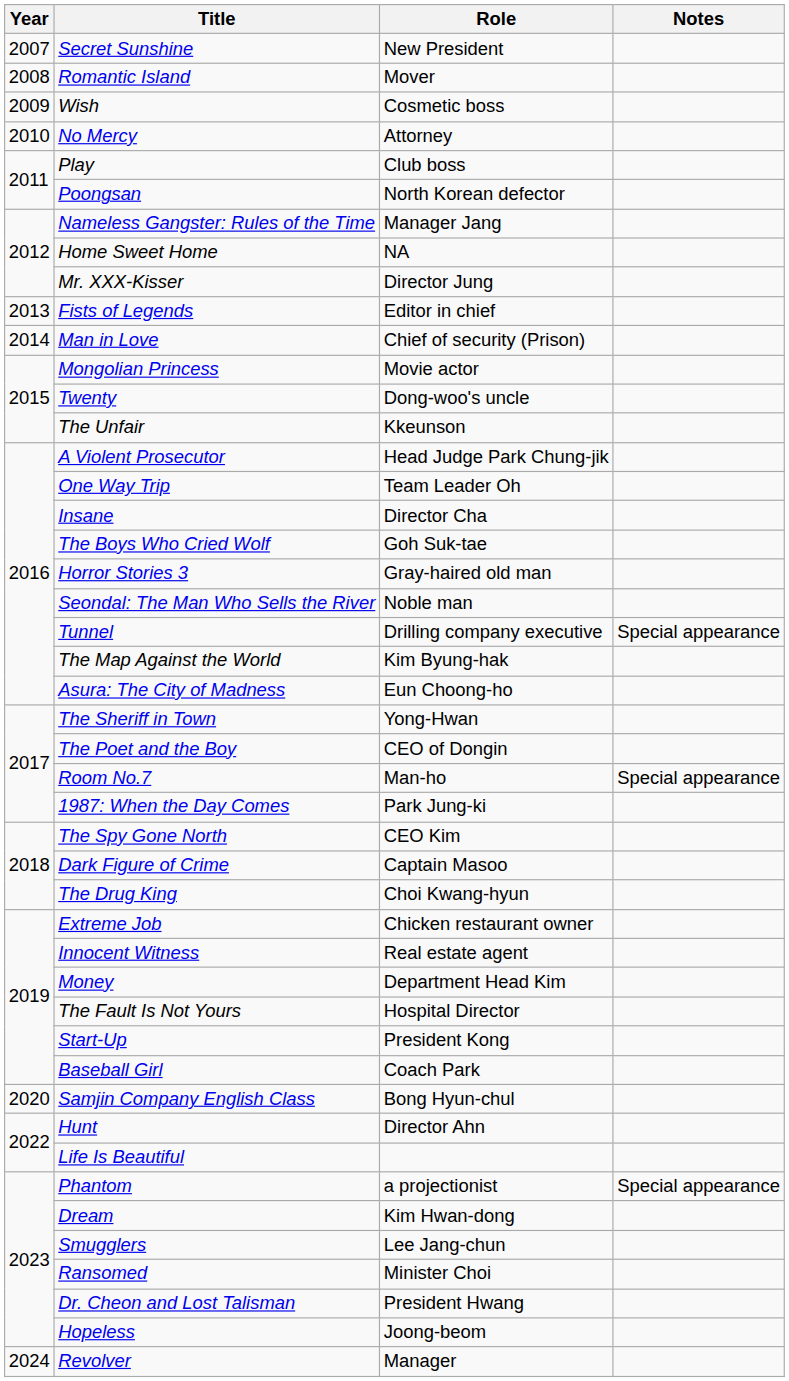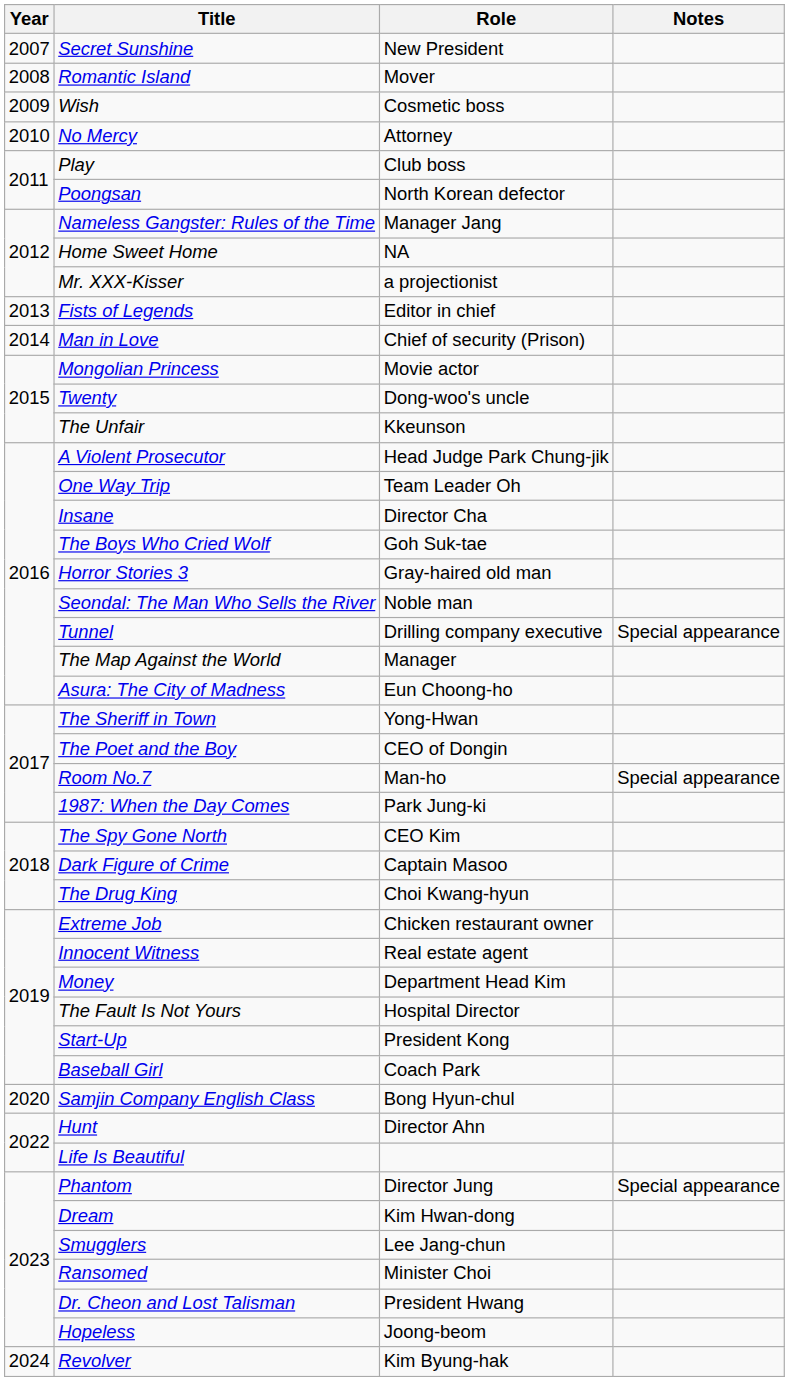(438, 281) Director Jung -> (441, 281) a projectionist
(446, 661) Kim Byung-hak -> (420, 661) Manager
(441, 1186) a projectionist -> (438, 1186) Director Jung
(420, 1361) Manager -> (446, 1361) Kim Byung-hak
